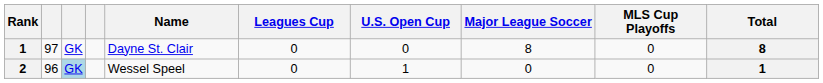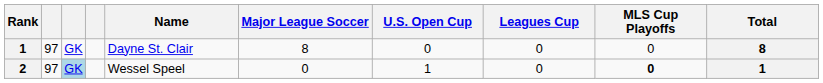columns swapped: (528, 22) <-> (294, 22)
(51, 69) 96 -> (51, 69) 97
(651, 69) normal -> (651, 69) bold
